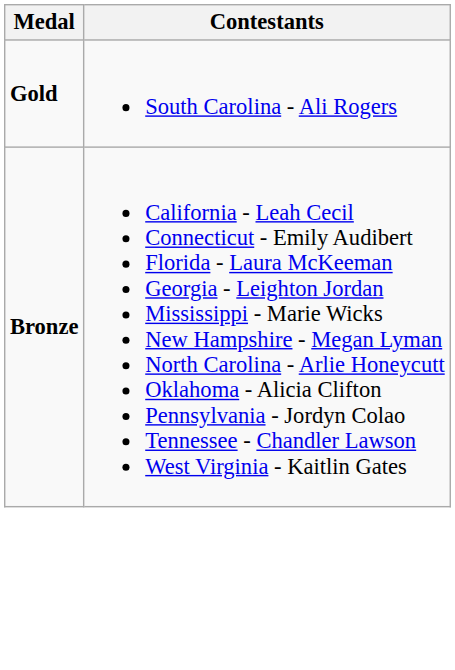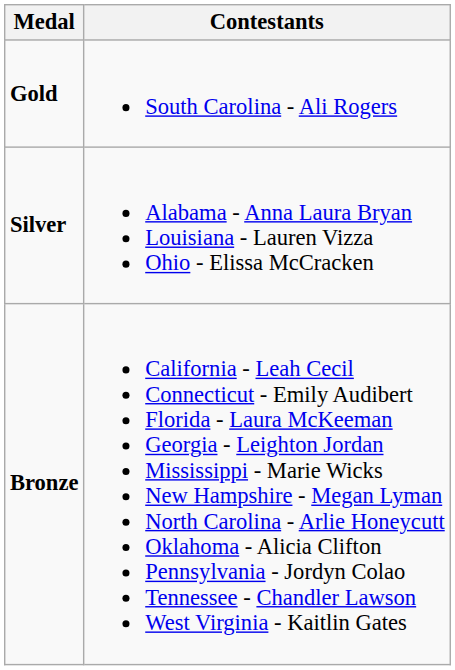+ row: (38, 225)
